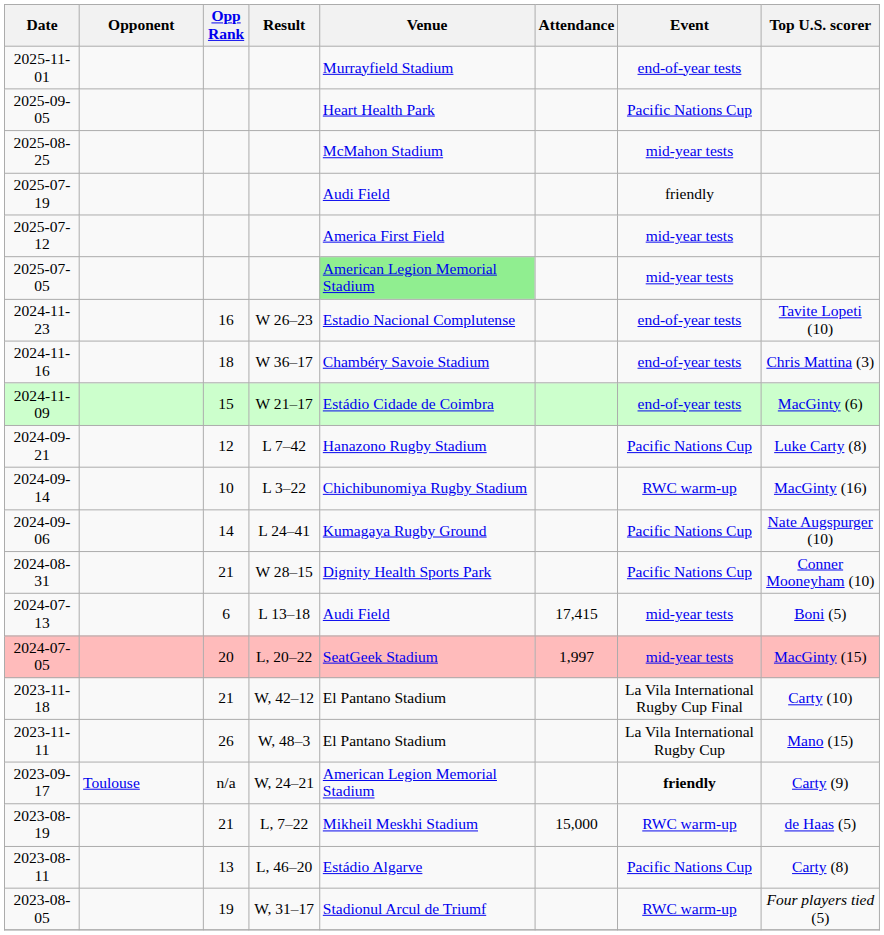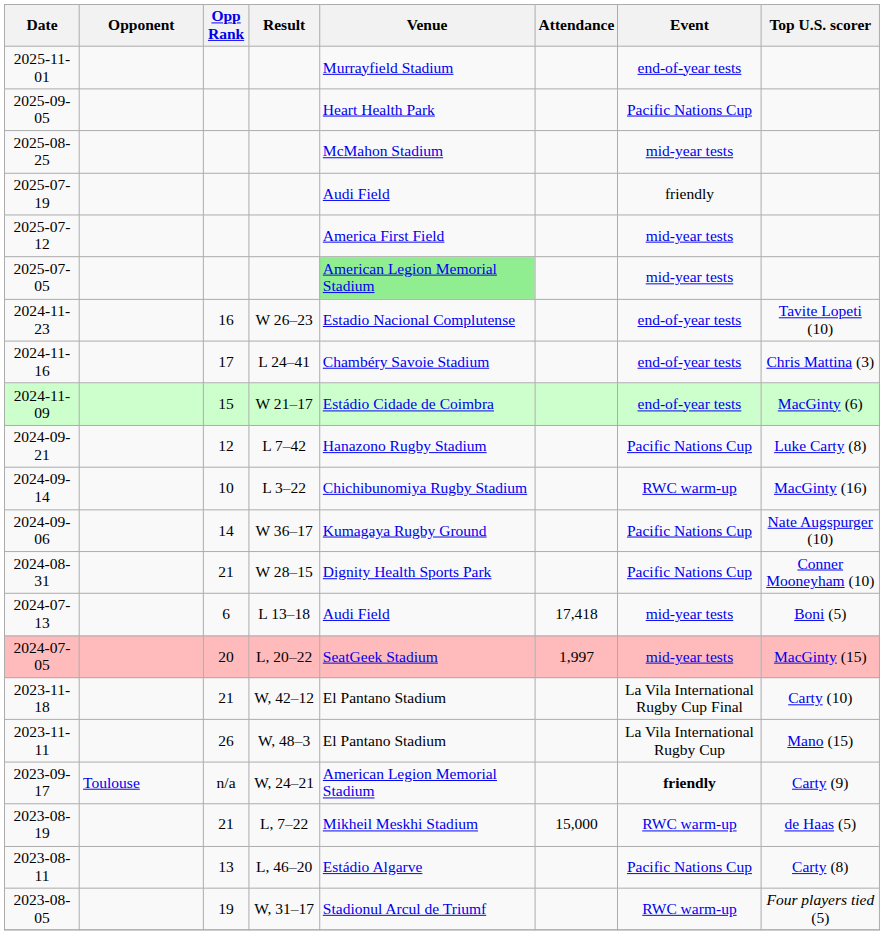(226, 362) 18 -> (226, 362) 17
(284, 362) W 36–17 -> (284, 362) L 24–41
(284, 530) L 24–41 -> (284, 530) W 36–17
(576, 614) 17,415 -> (576, 614) 17,418
